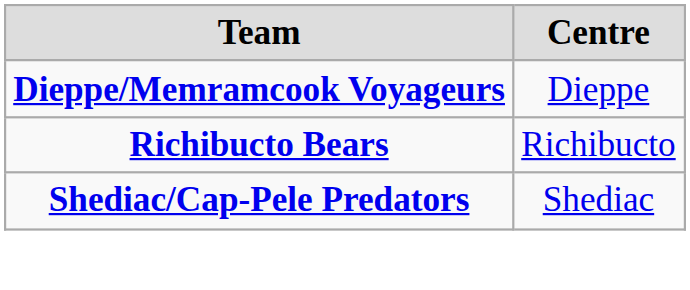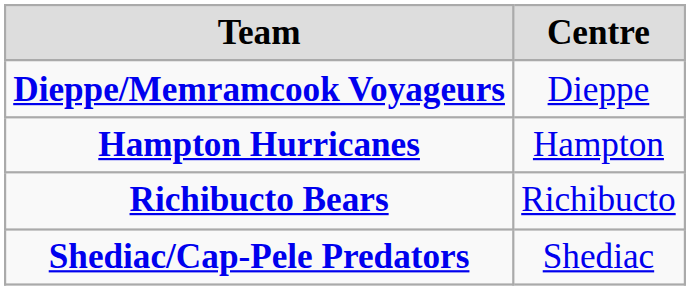+ row: (259, 144)
